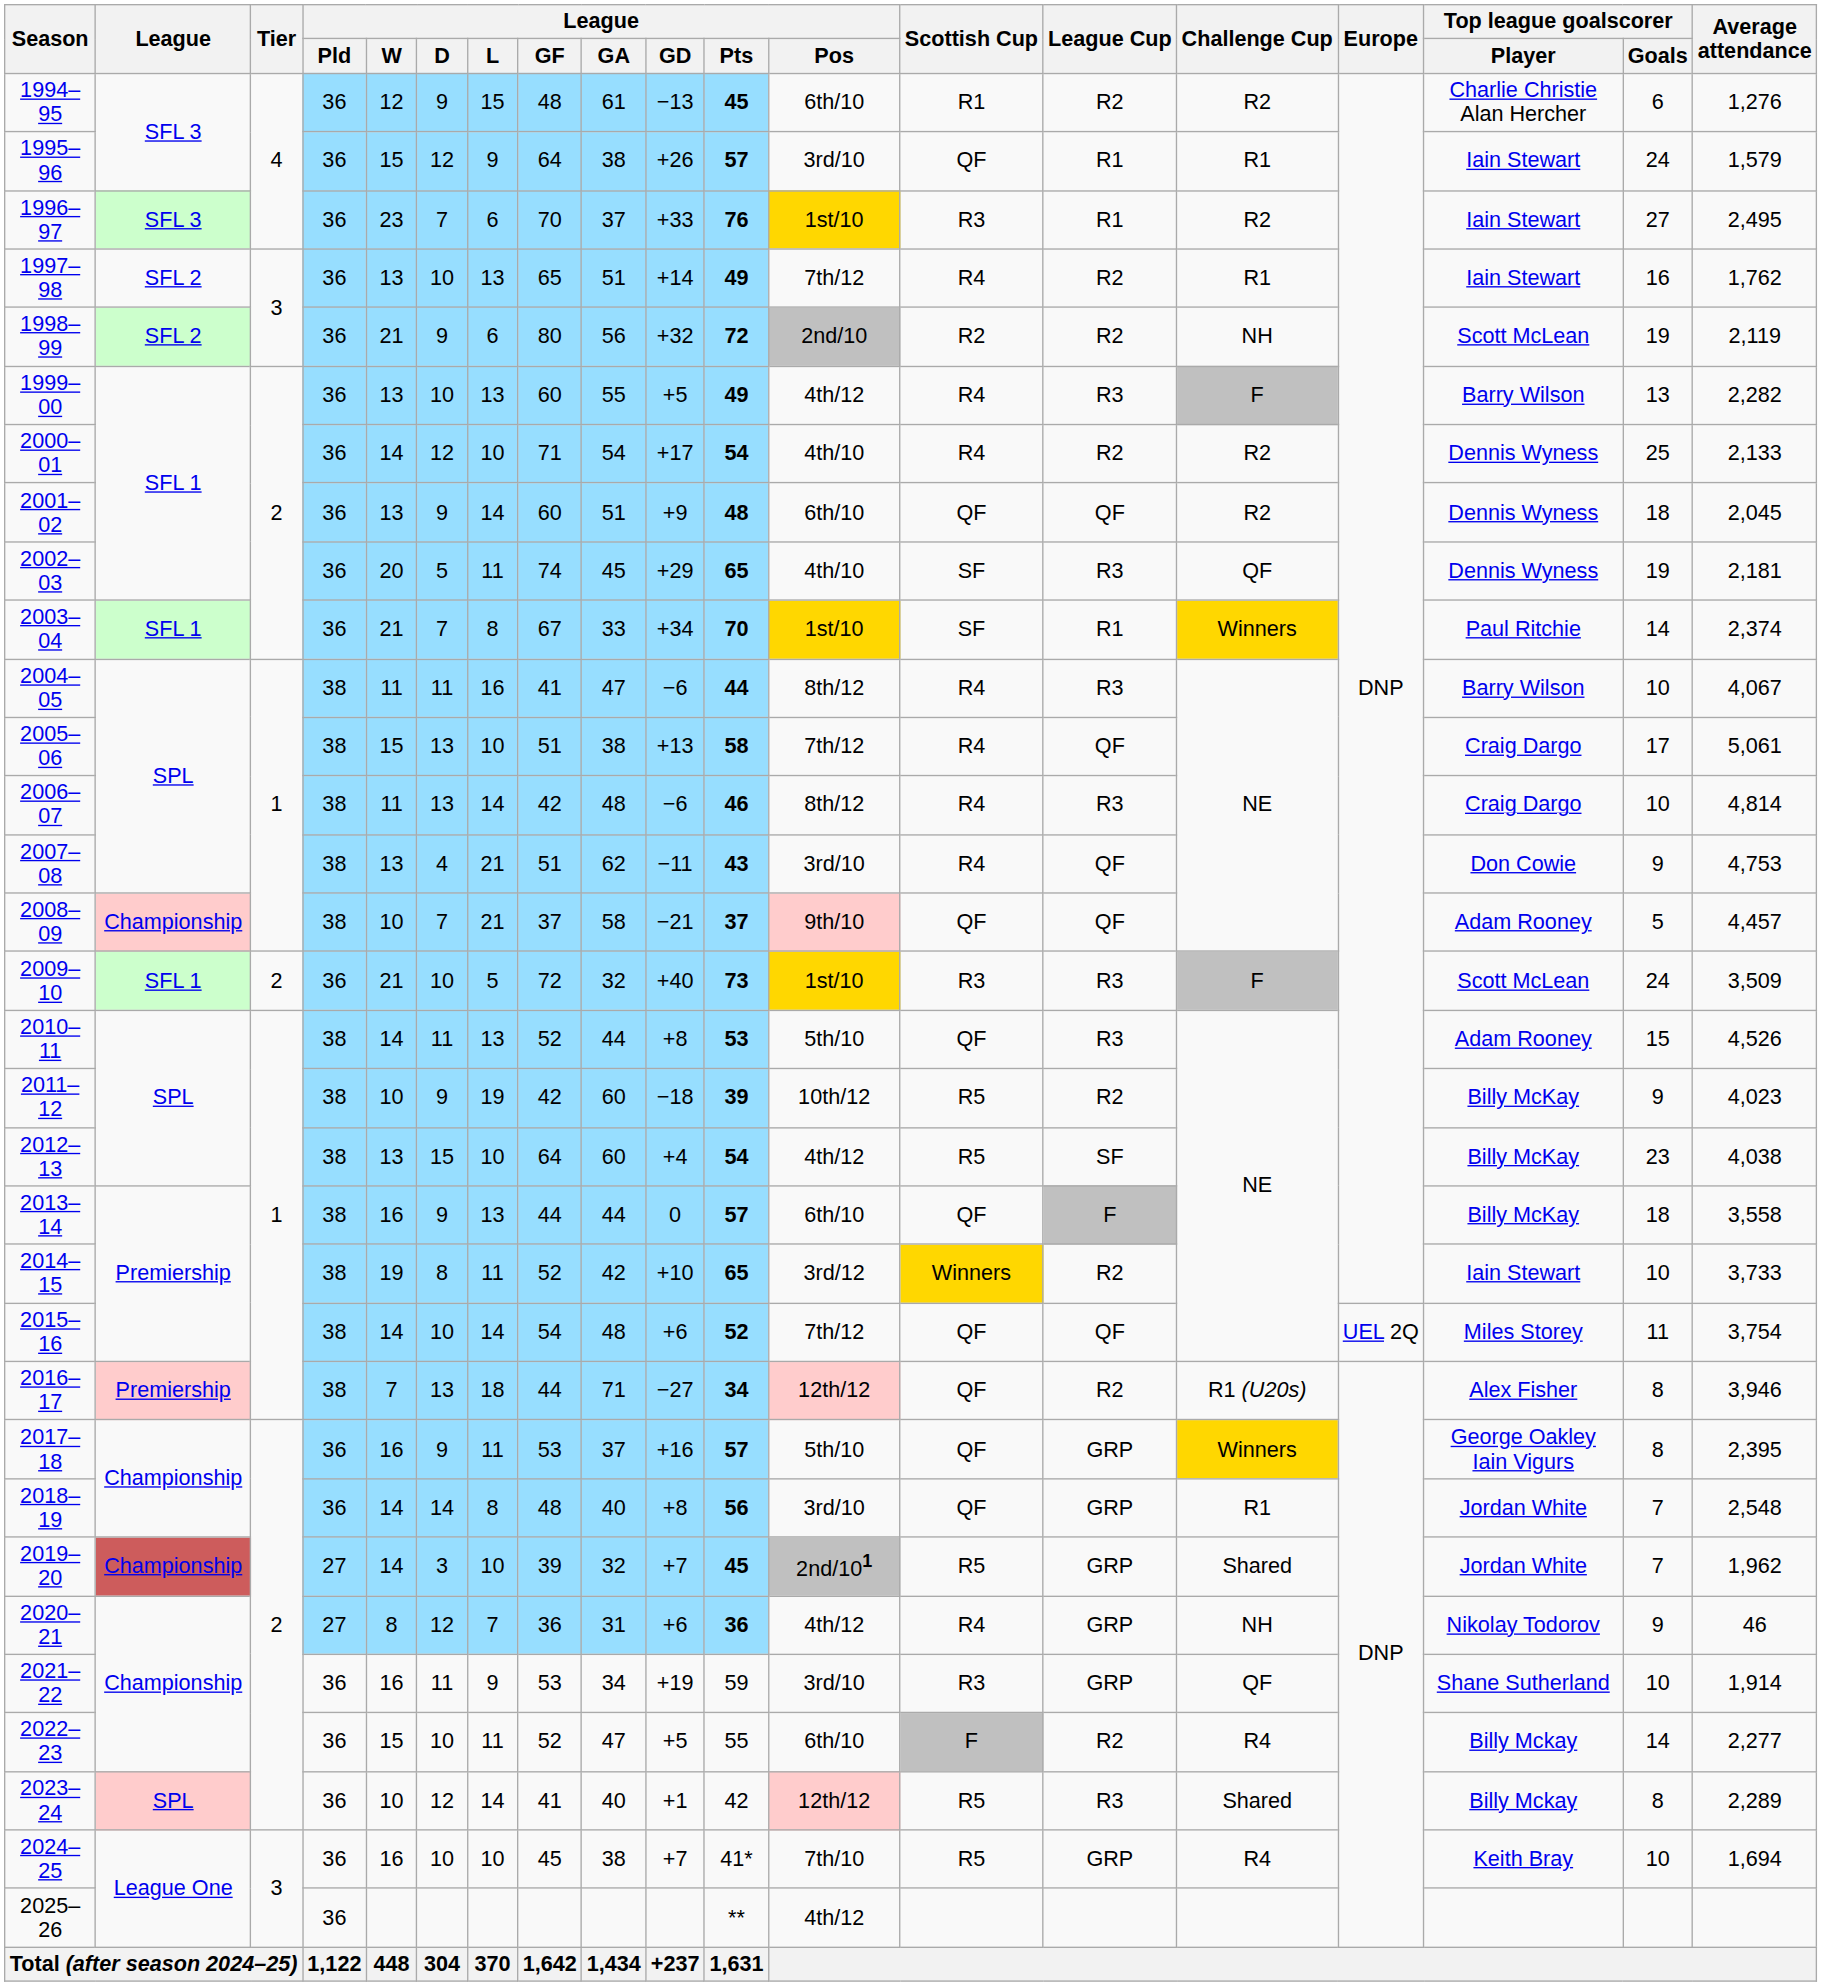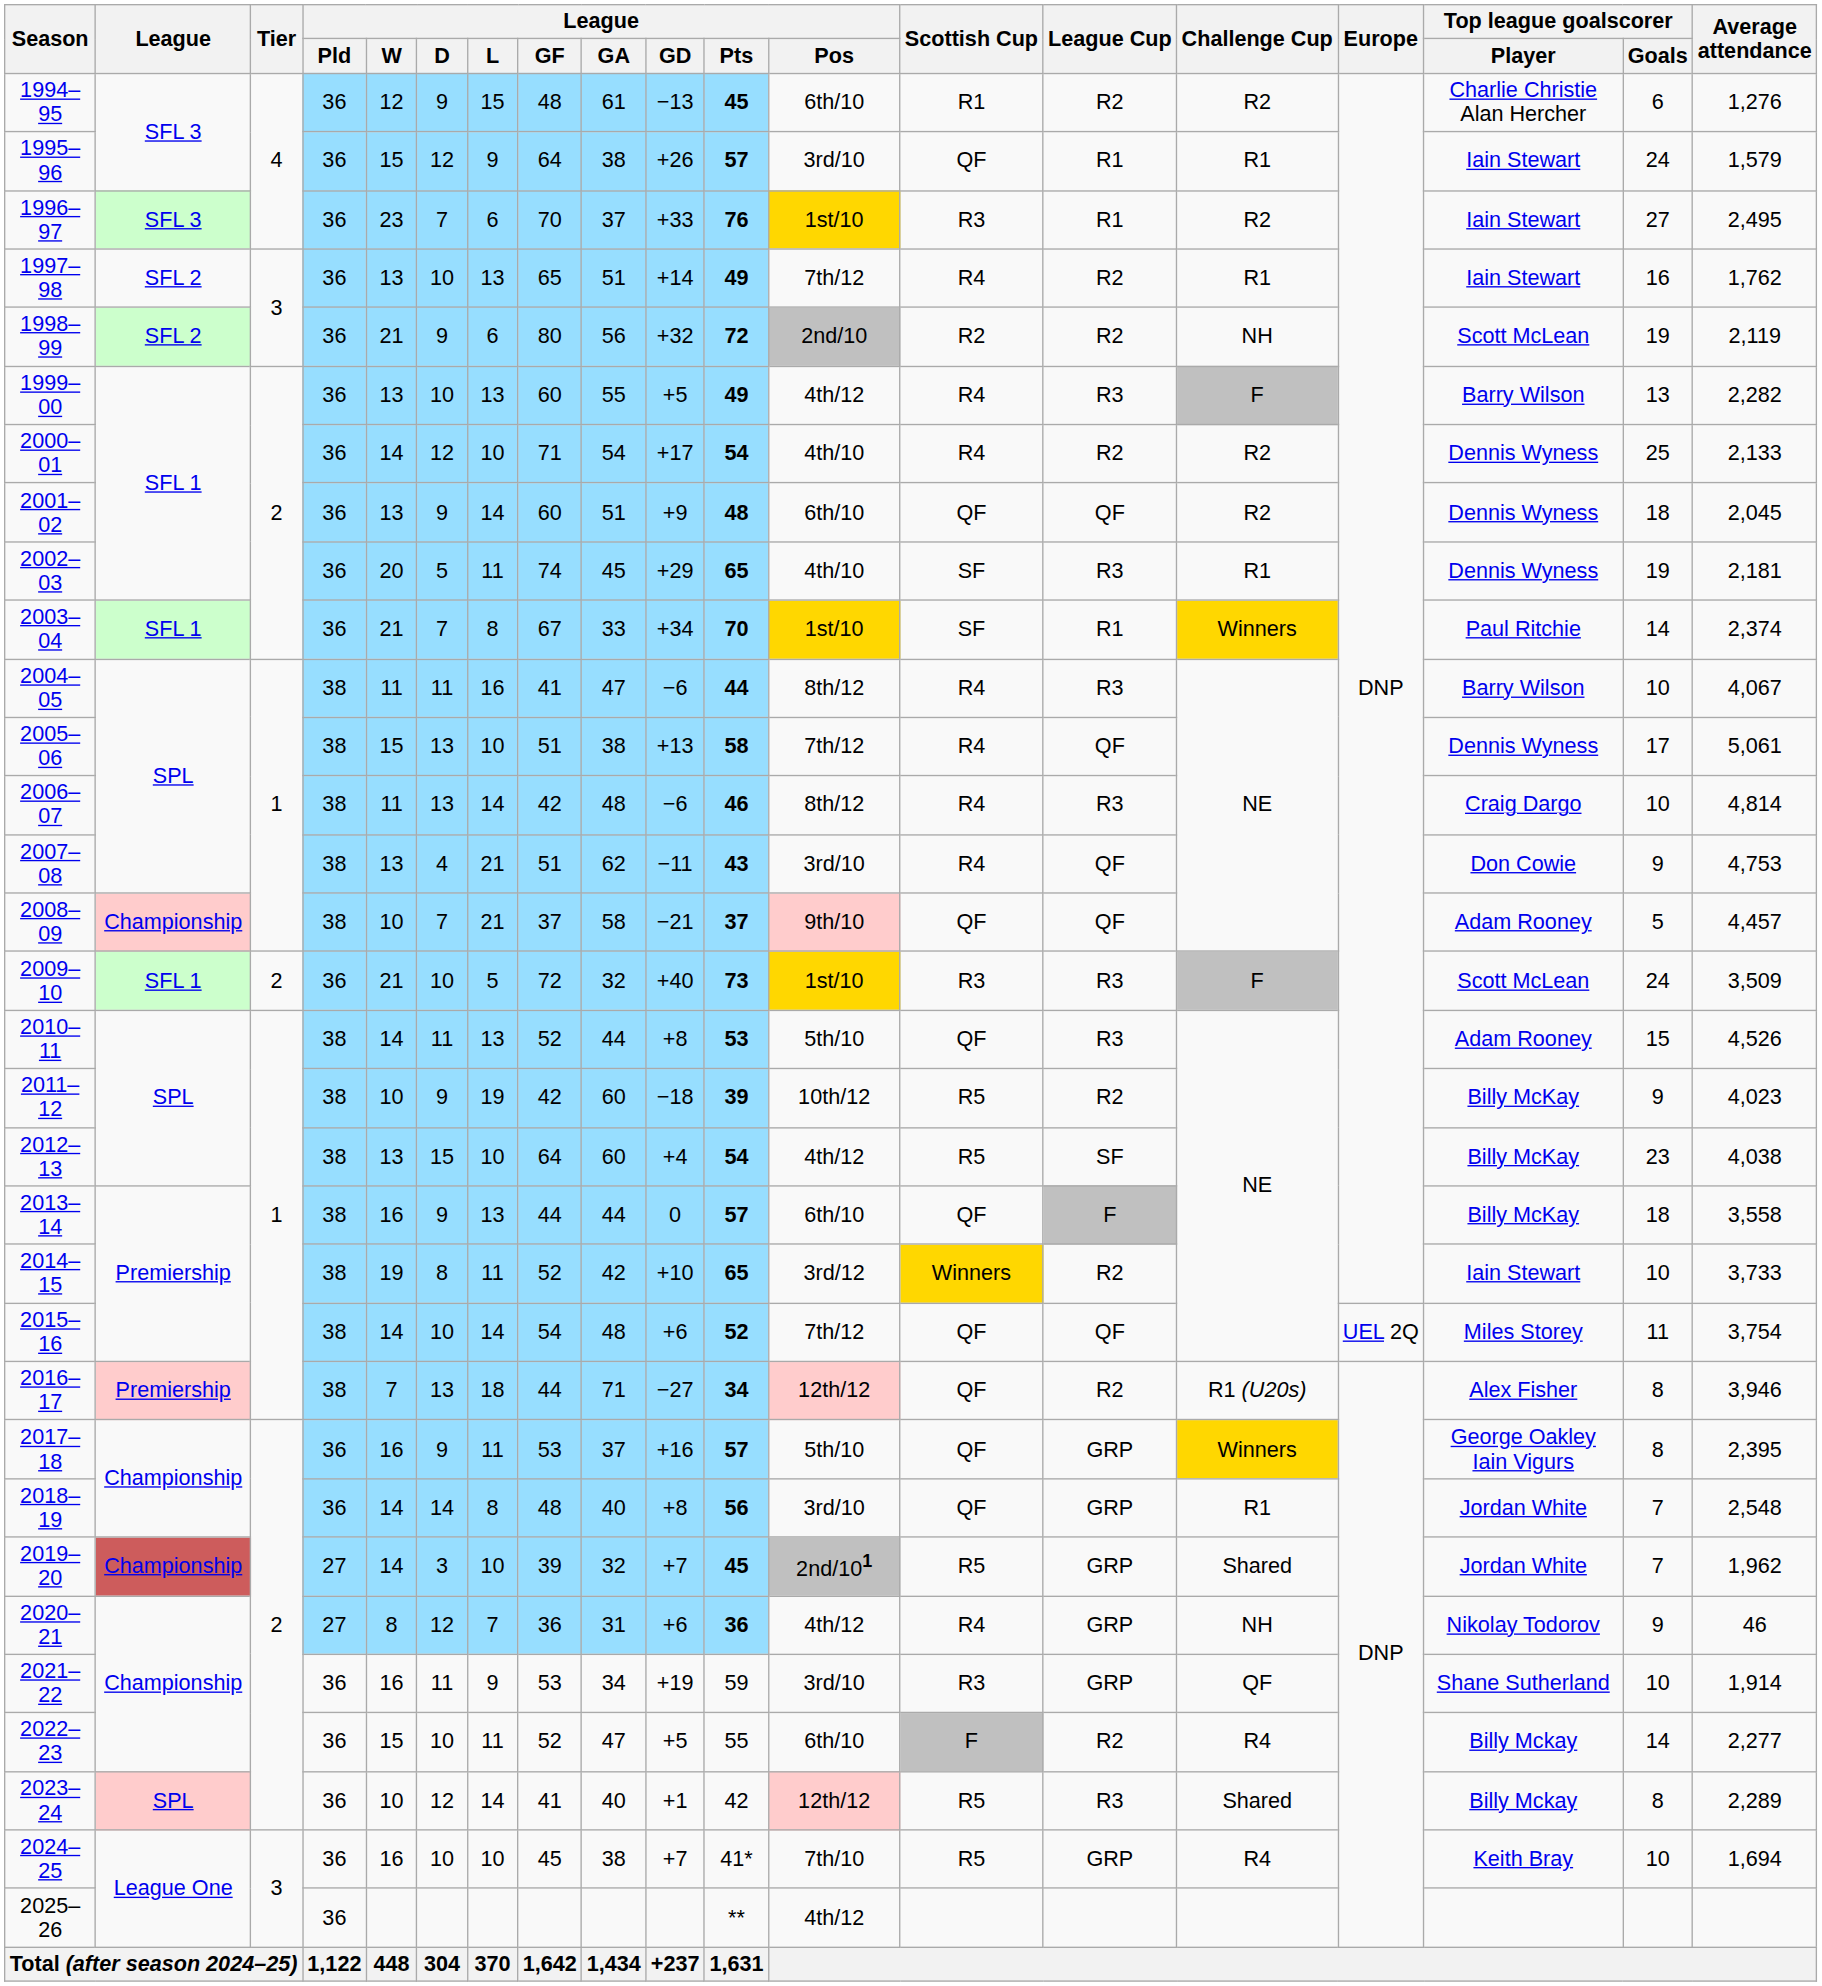(1257, 570) QF -> (1257, 570) R1
(1523, 746) Craig Dargo -> (1523, 746) Dennis Wyness
